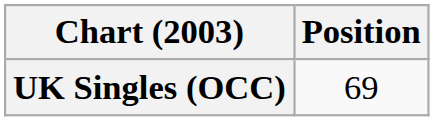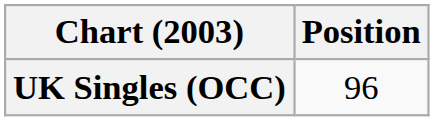(361, 86) 69 -> (361, 86) 96
